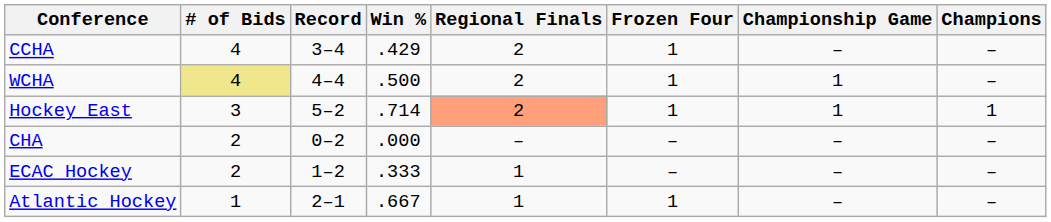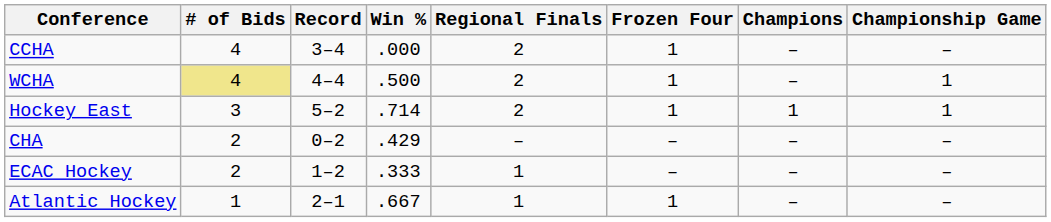columns swapped: (838, 20) <-> (992, 20)
(398, 50) .429 -> (398, 50) .000
(519, 111) lightsalmon background -> (519, 111) no background
(398, 141) .000 -> (398, 141) .429
